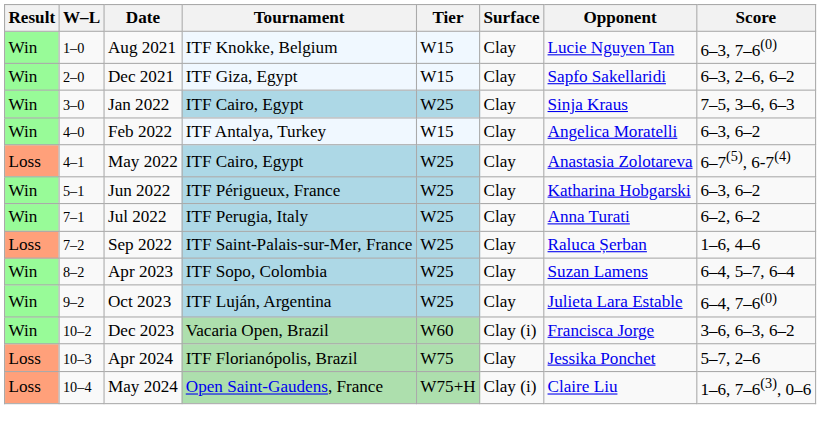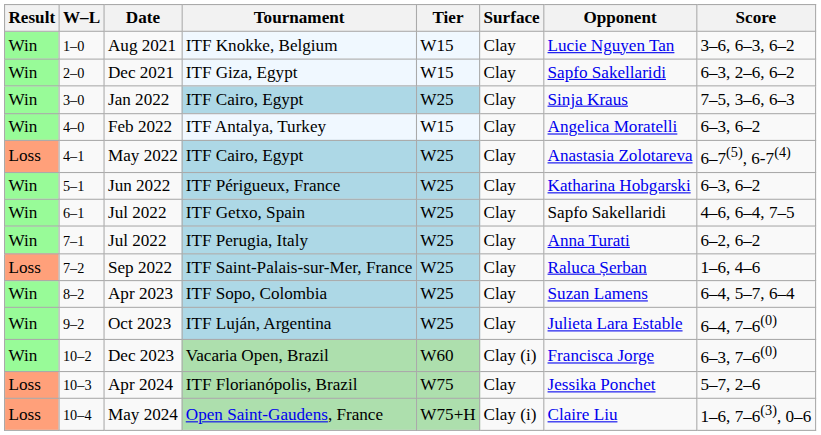(739, 47) 6–3, 7–6(0) -> (748, 45) 3–6, 6–3, 6–2
+ row: (137, 212)
(748, 330) 3–6, 6–3, 6–2 -> (739, 355) 6–3, 7–6(0)
